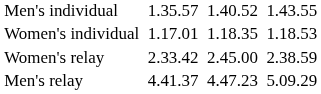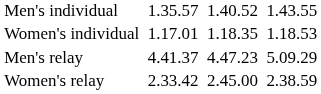rows swapped: (44, 80) <-> (54, 57)
